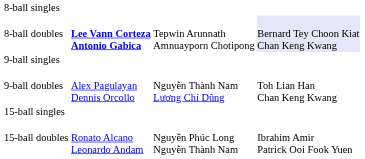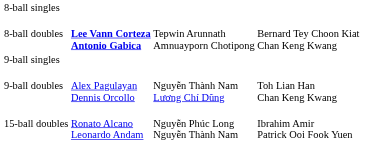(308, 39) lavender background -> (308, 39) no background
- row: (34, 111)
